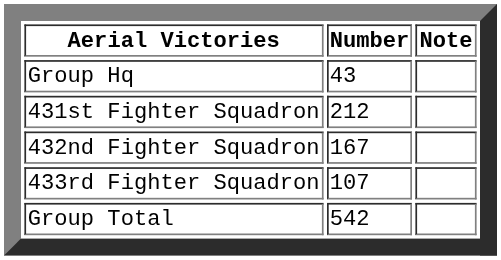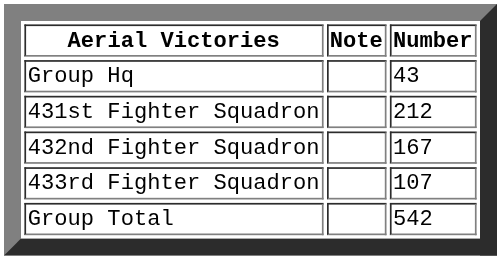columns swapped: (370, 41) <-> (446, 41)
